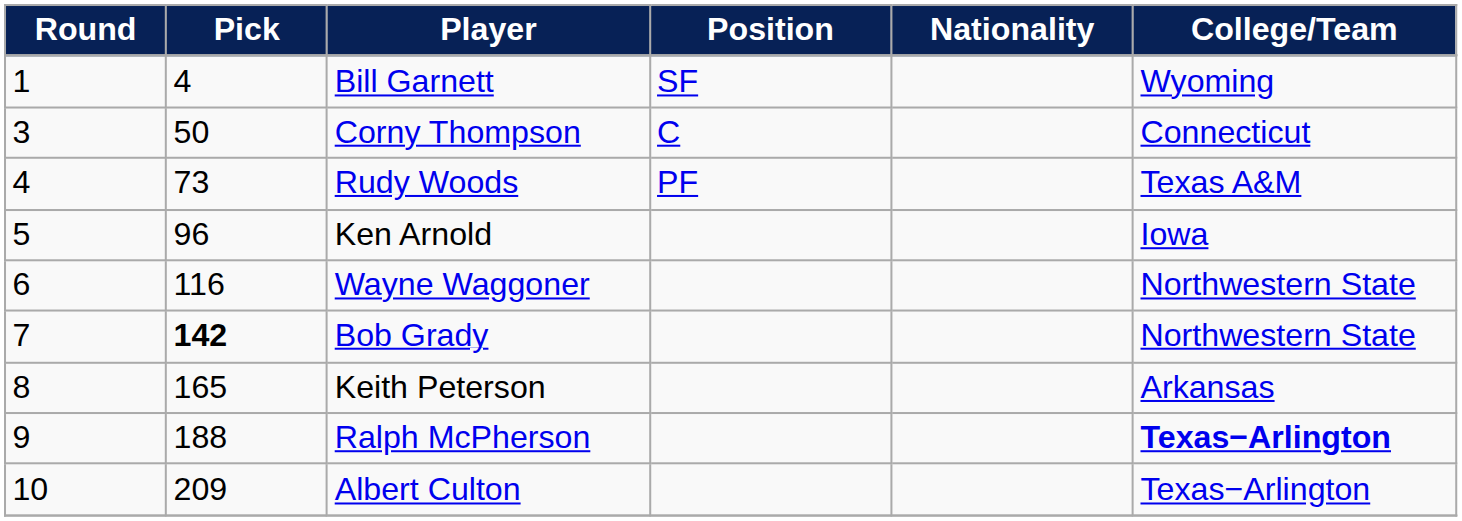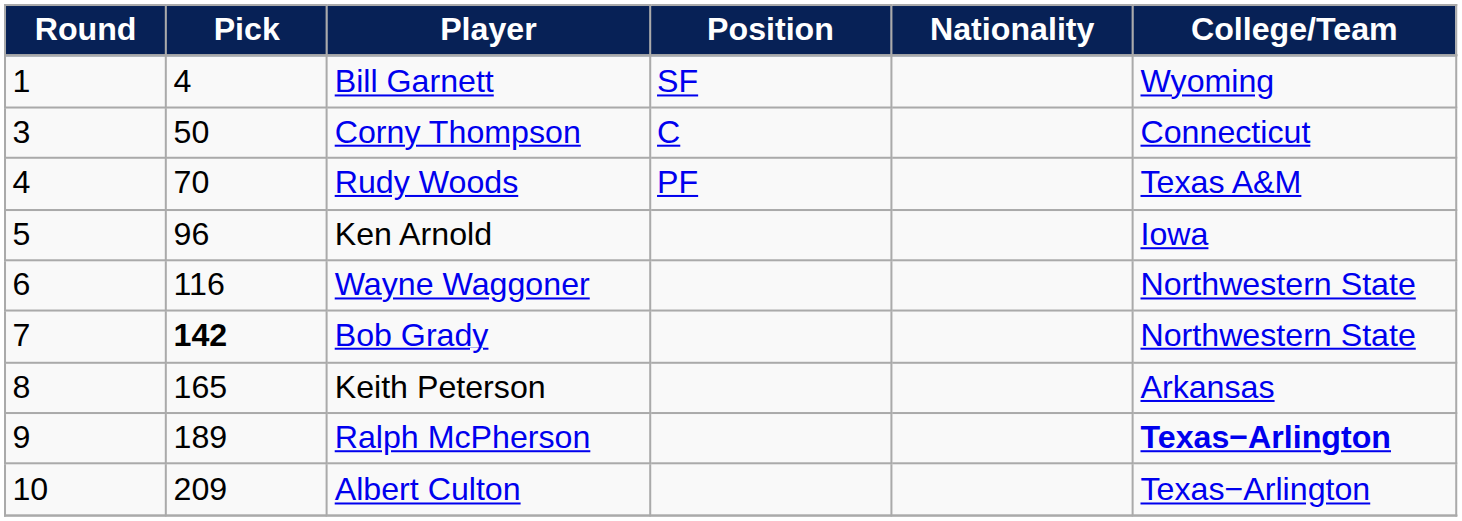(191, 183) 73 -> (191, 183) 70
(200, 438) 188 -> (200, 438) 189
